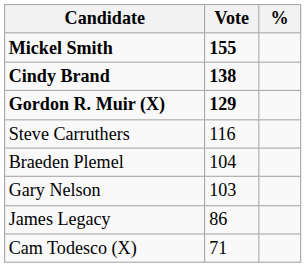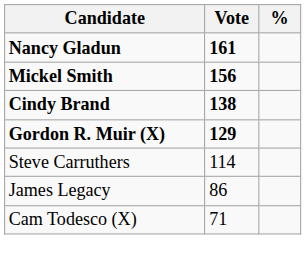+ row: (65, 47)
(223, 47) 155 -> (223, 76) 156
(222, 133) 116 -> (222, 162) 114
- row: (66, 162)
- row: (55, 190)
